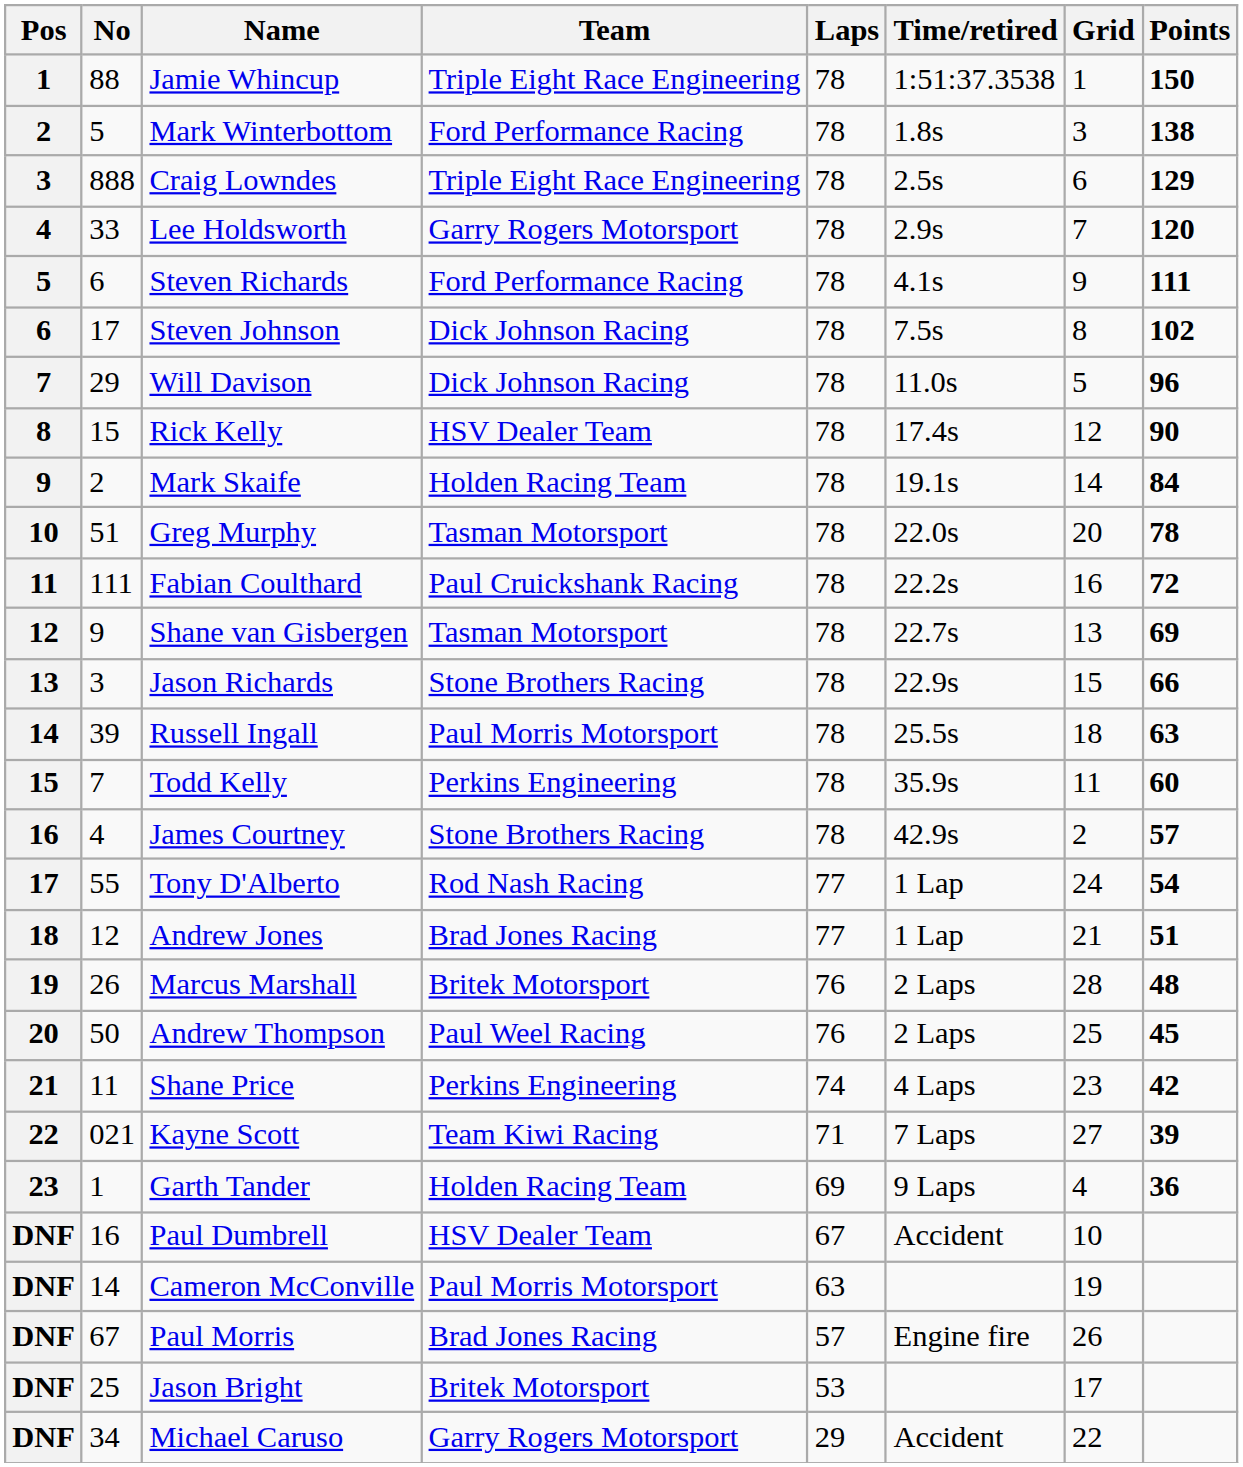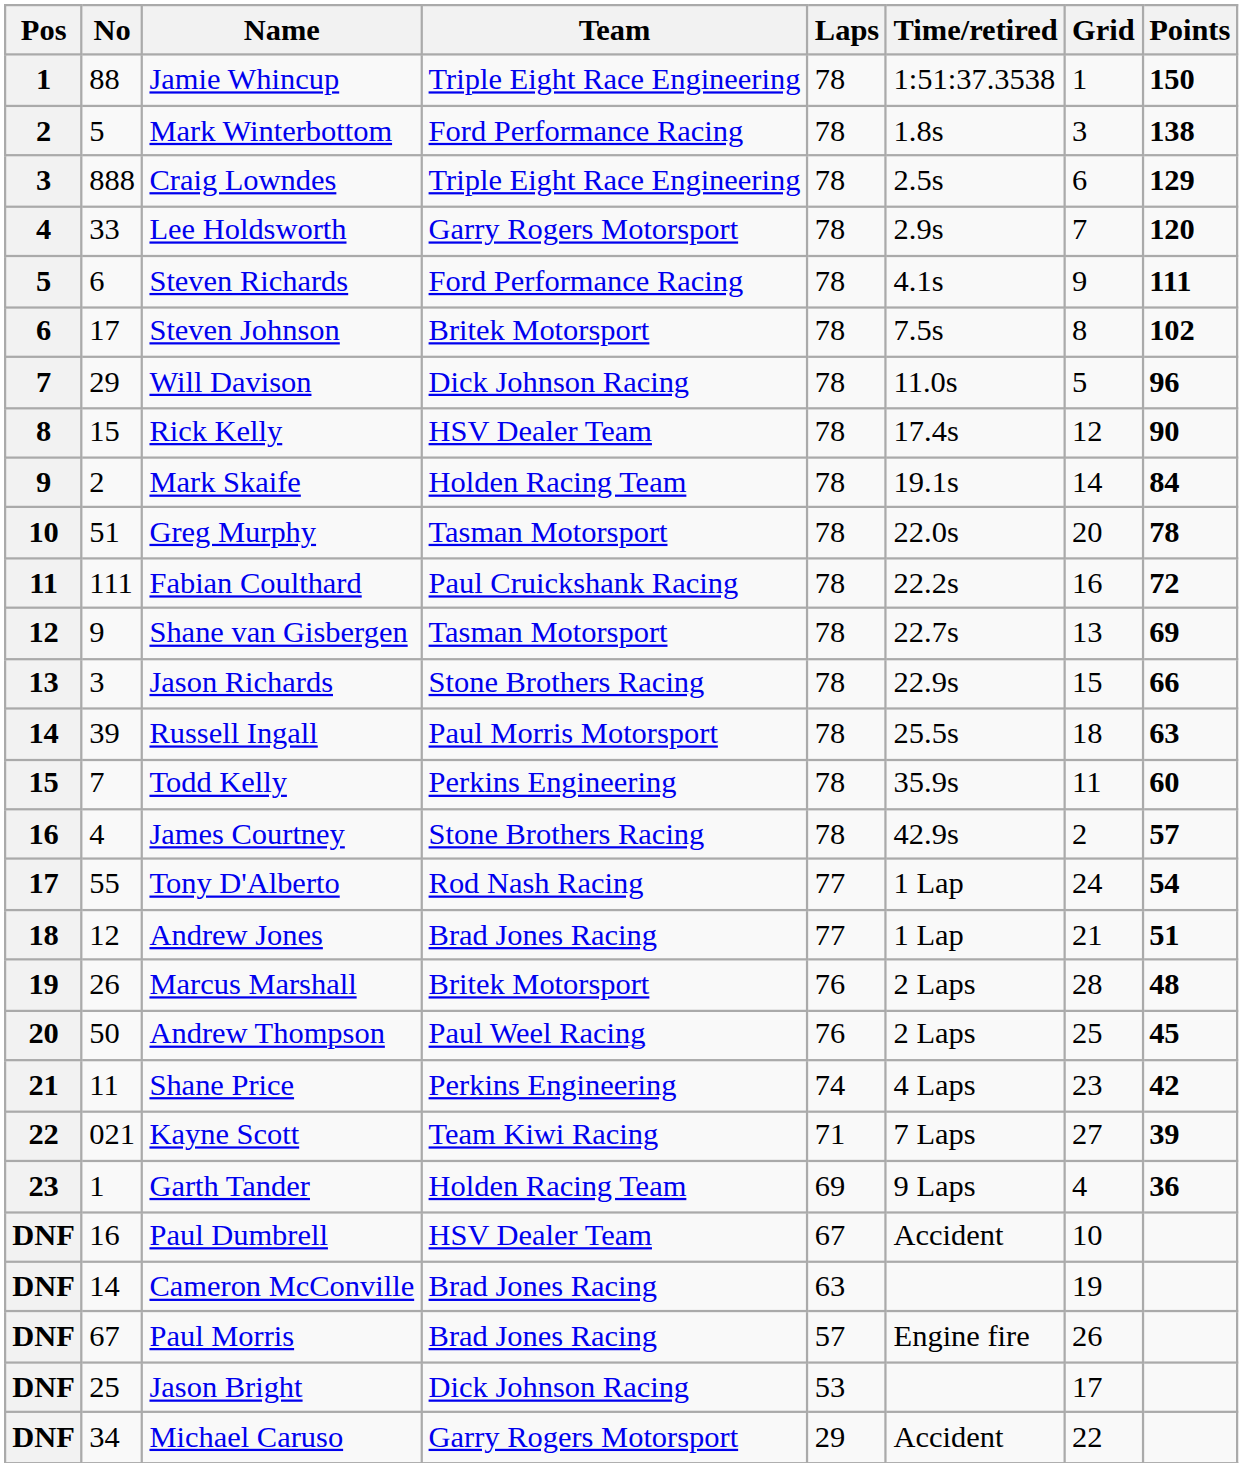(559, 330) Dick Johnson Racing -> (539, 330) Britek Motorsport
(573, 1285) Paul Morris Motorsport -> (543, 1285) Brad Jones Racing
(539, 1386) Britek Motorsport -> (559, 1386) Dick Johnson Racing
